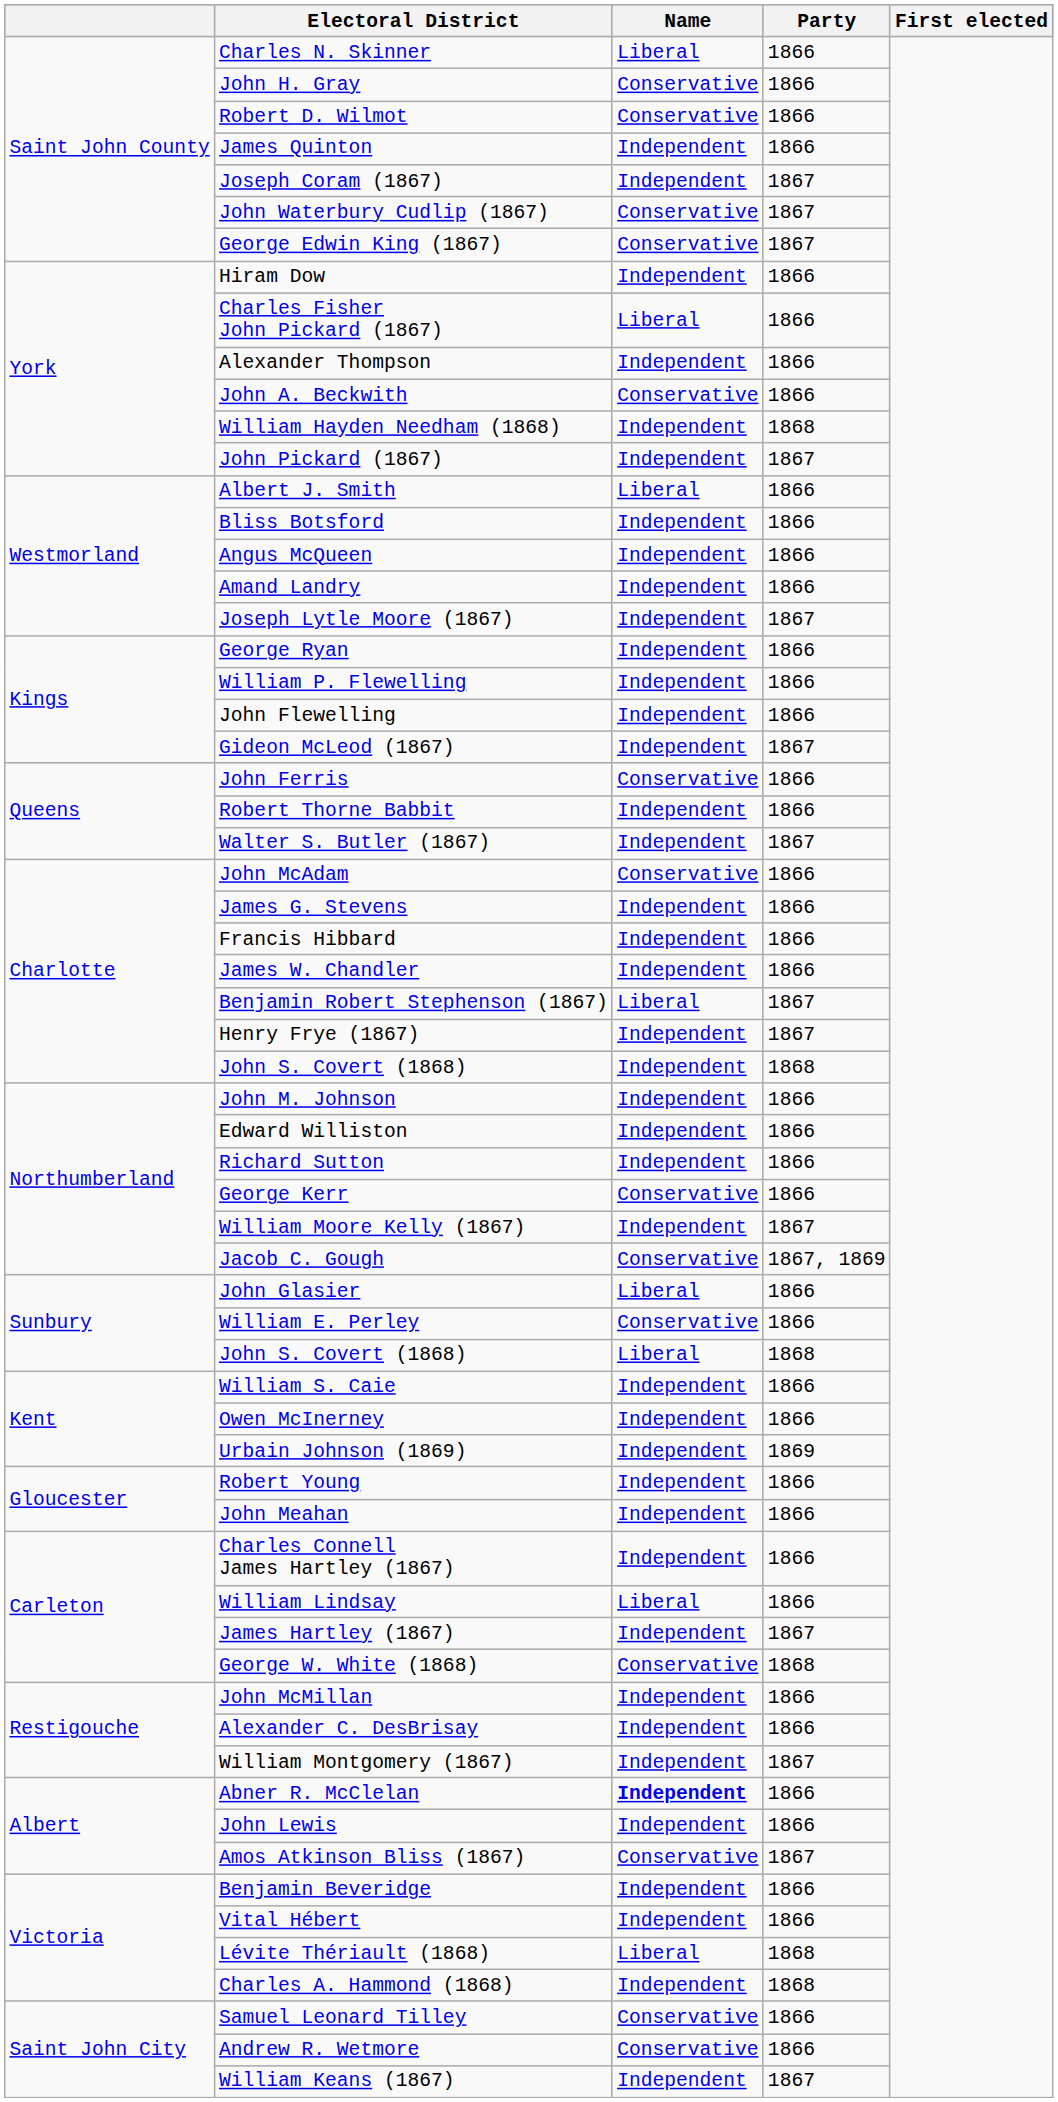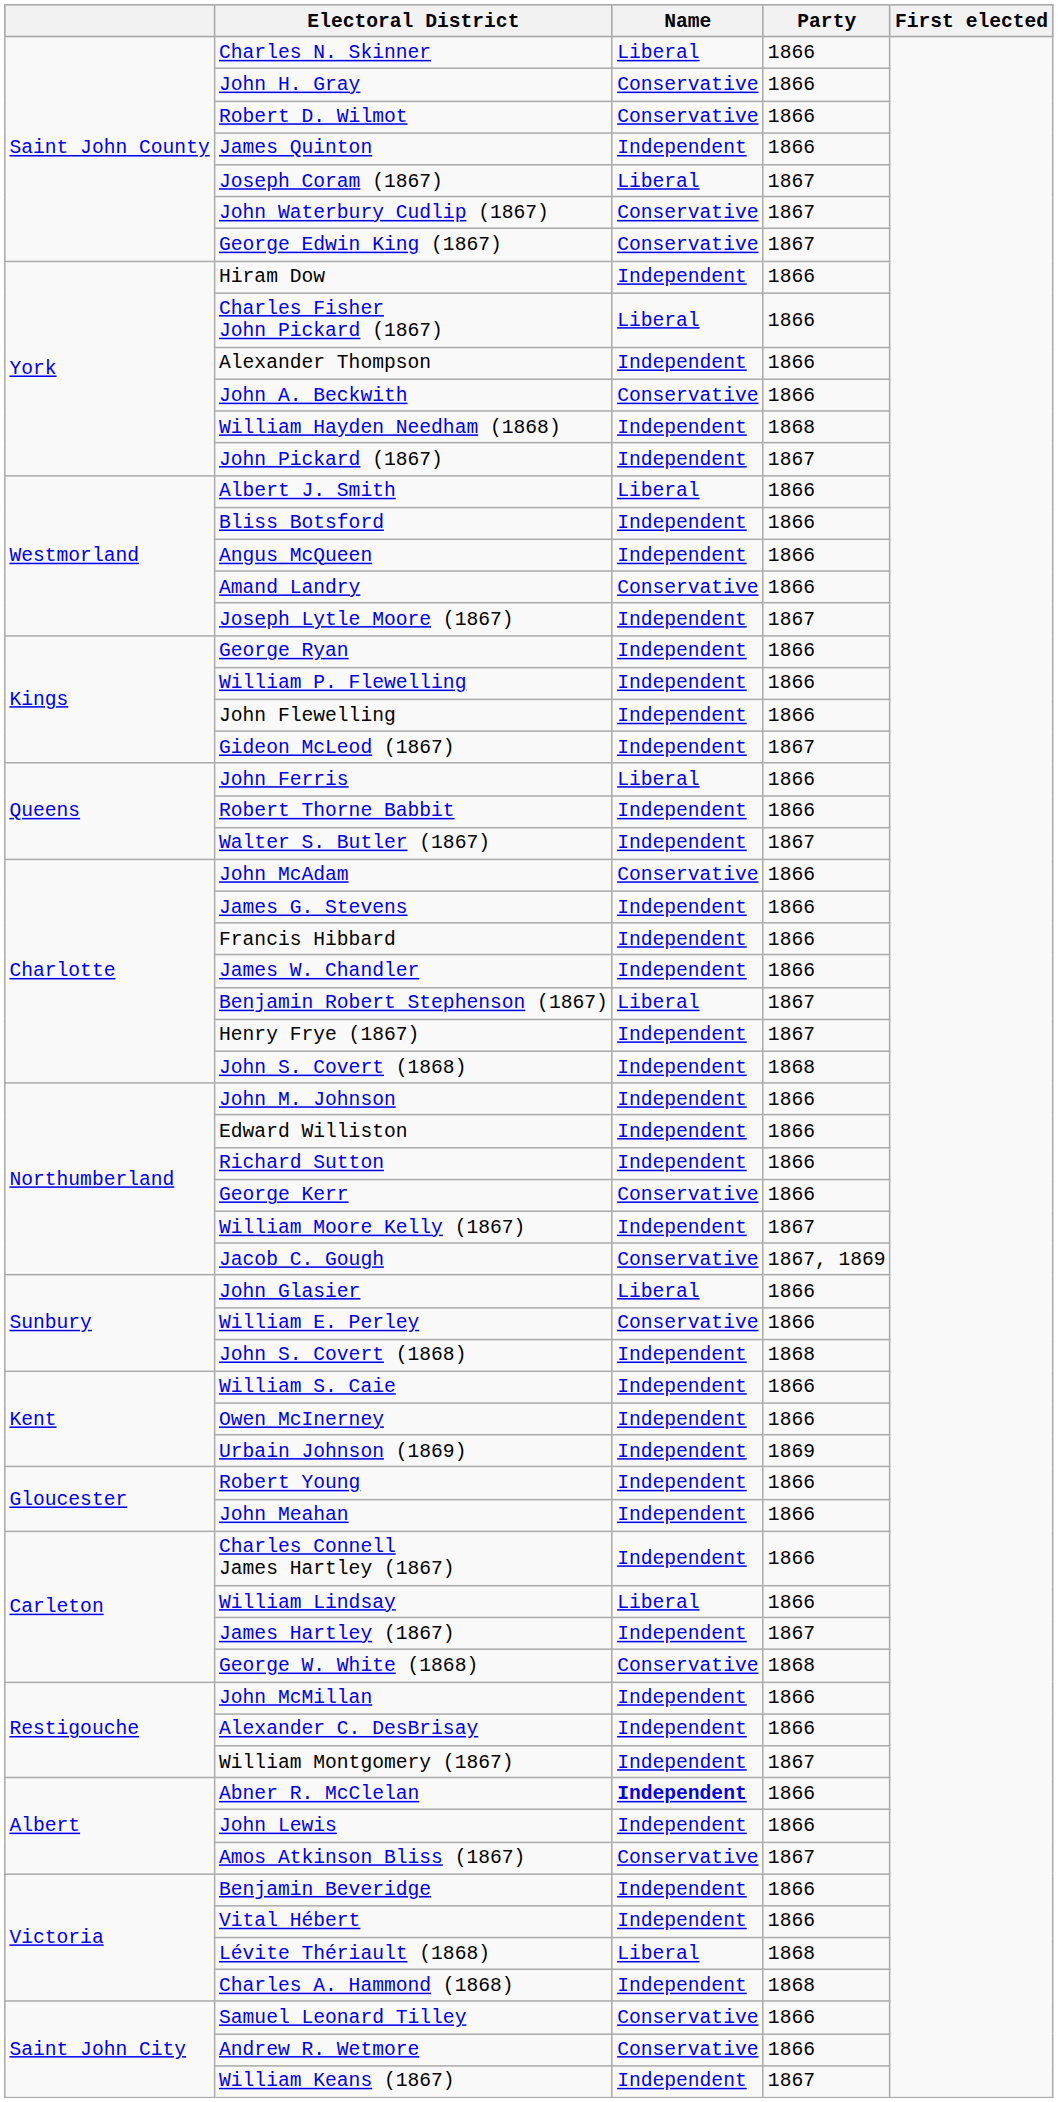(682, 181) Independent -> (658, 181) Liberal
(682, 587) Independent -> (688, 587) Conservative
(688, 779) Conservative -> (658, 779) Liberal
(658, 1355) Liberal -> (682, 1355) Independent
